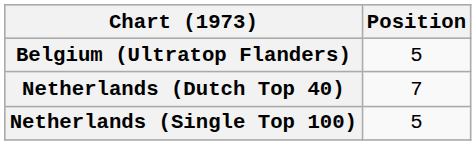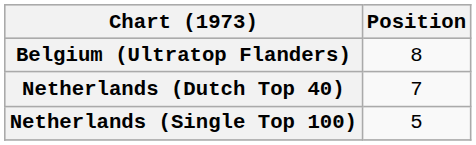(416, 55) 5 -> (416, 55) 8
